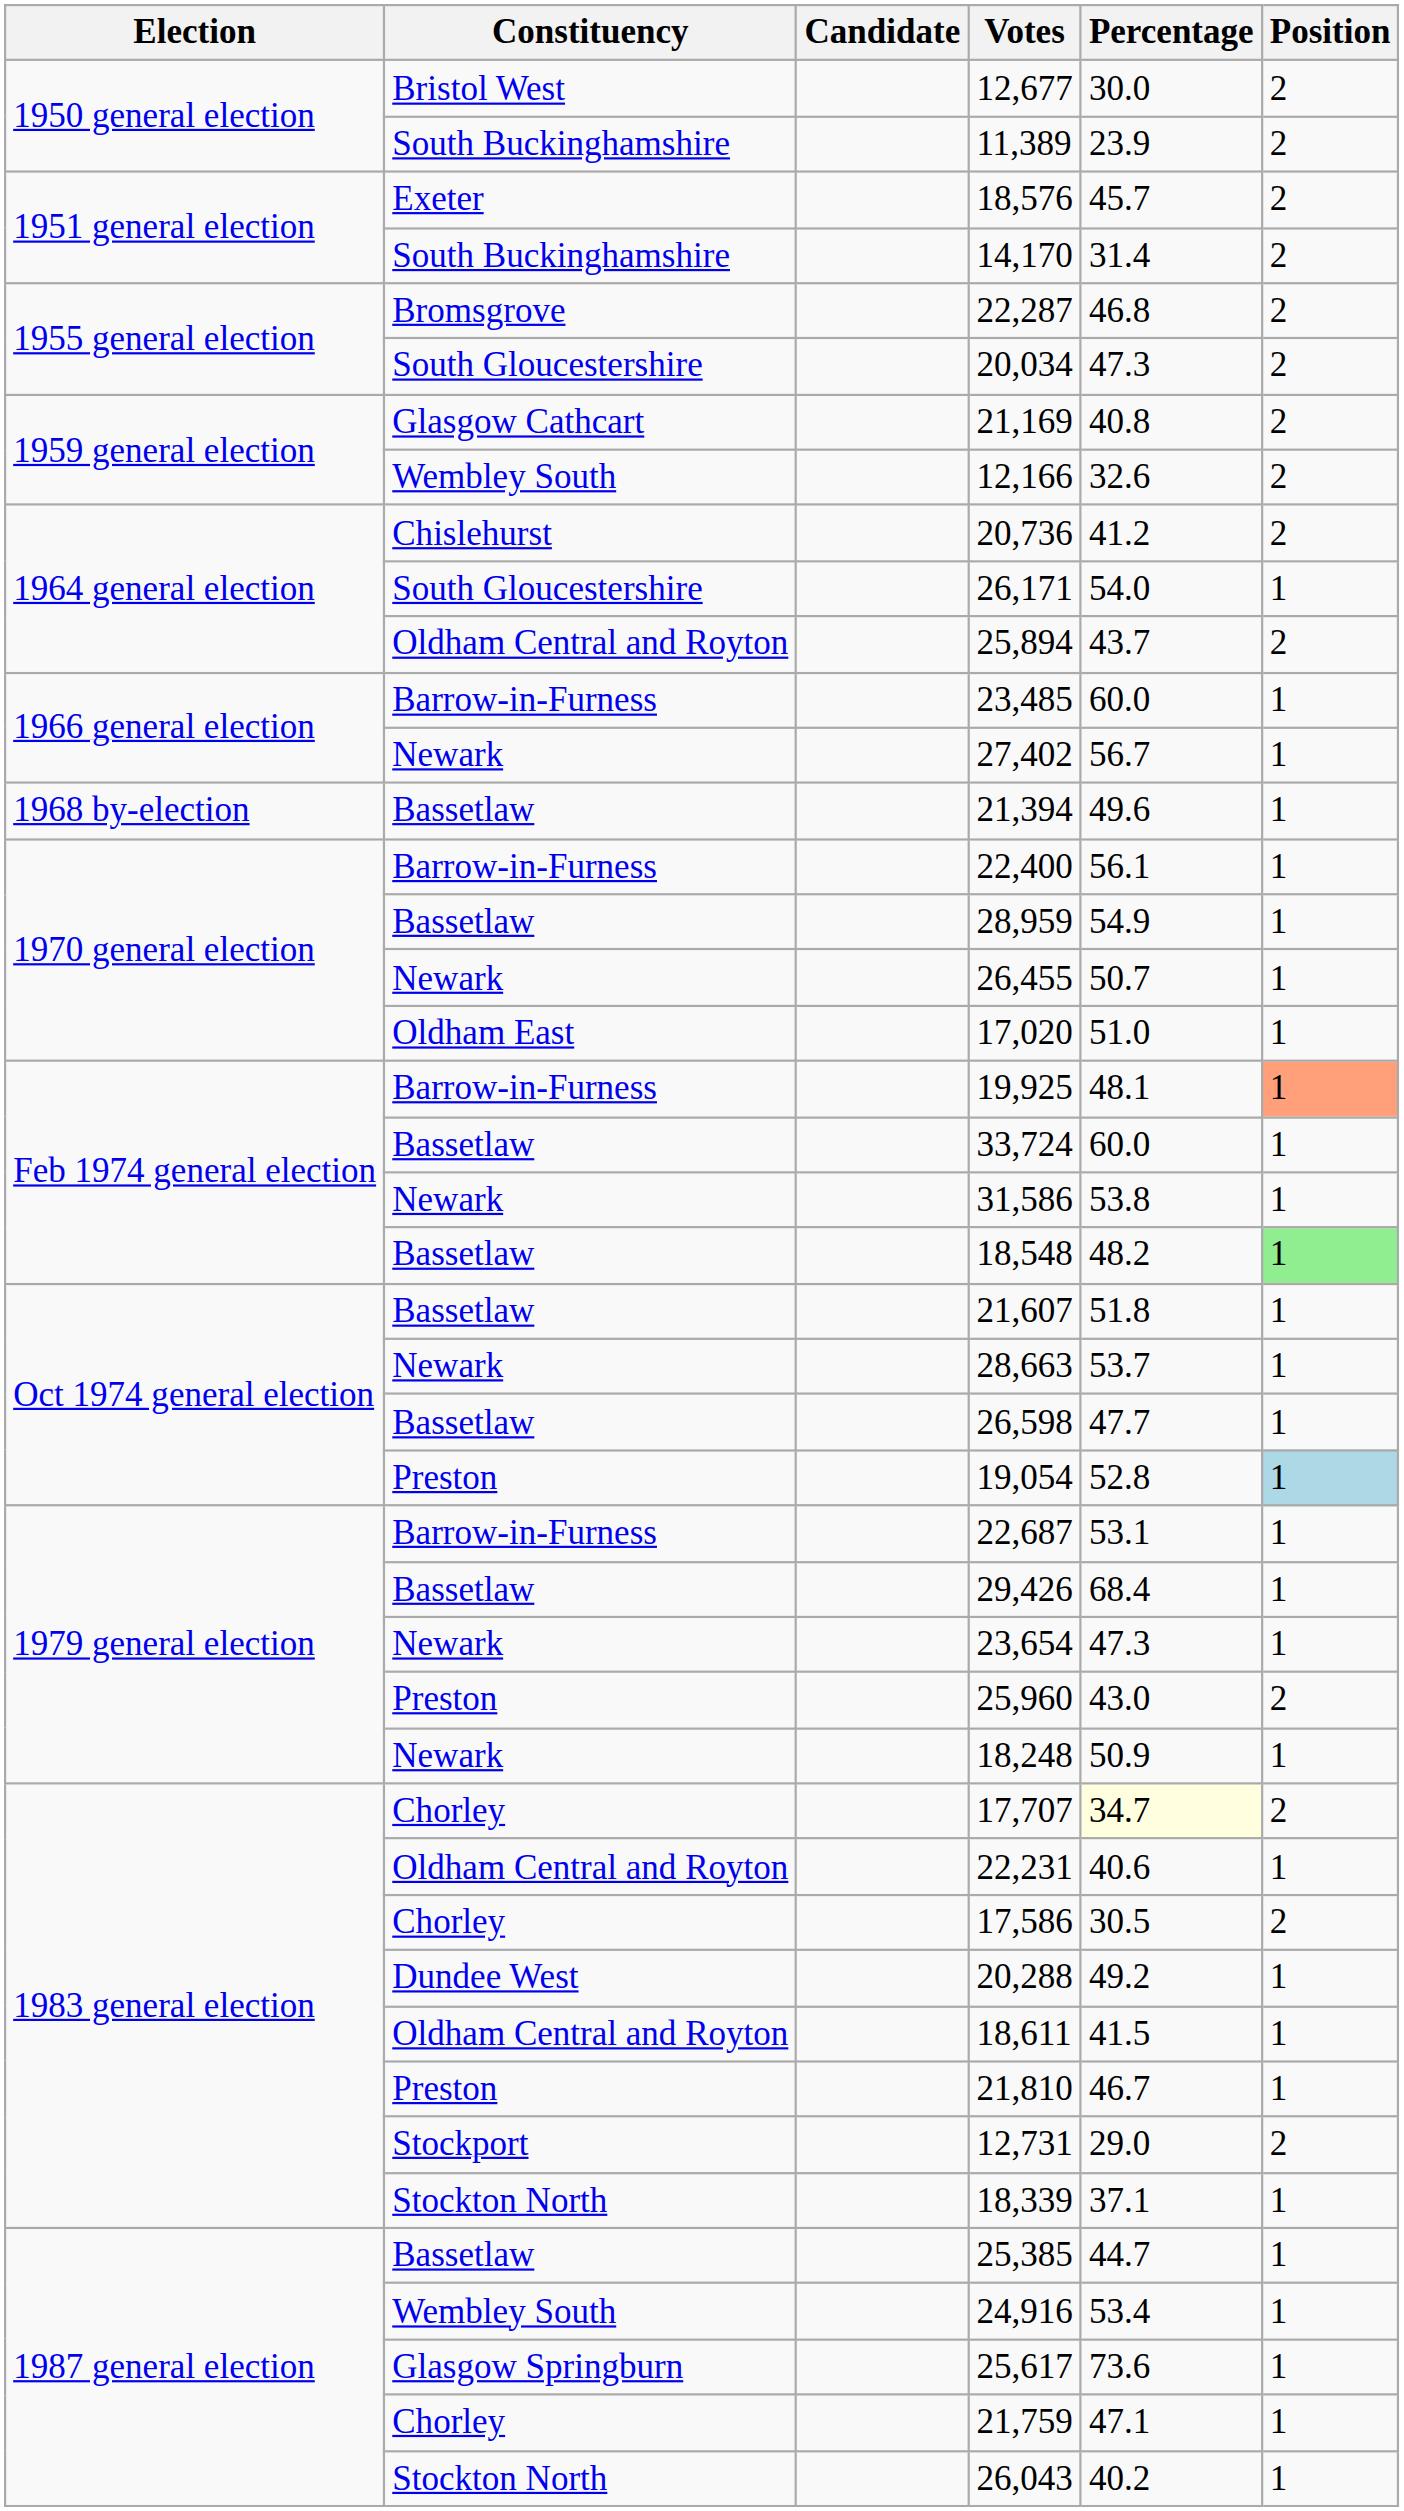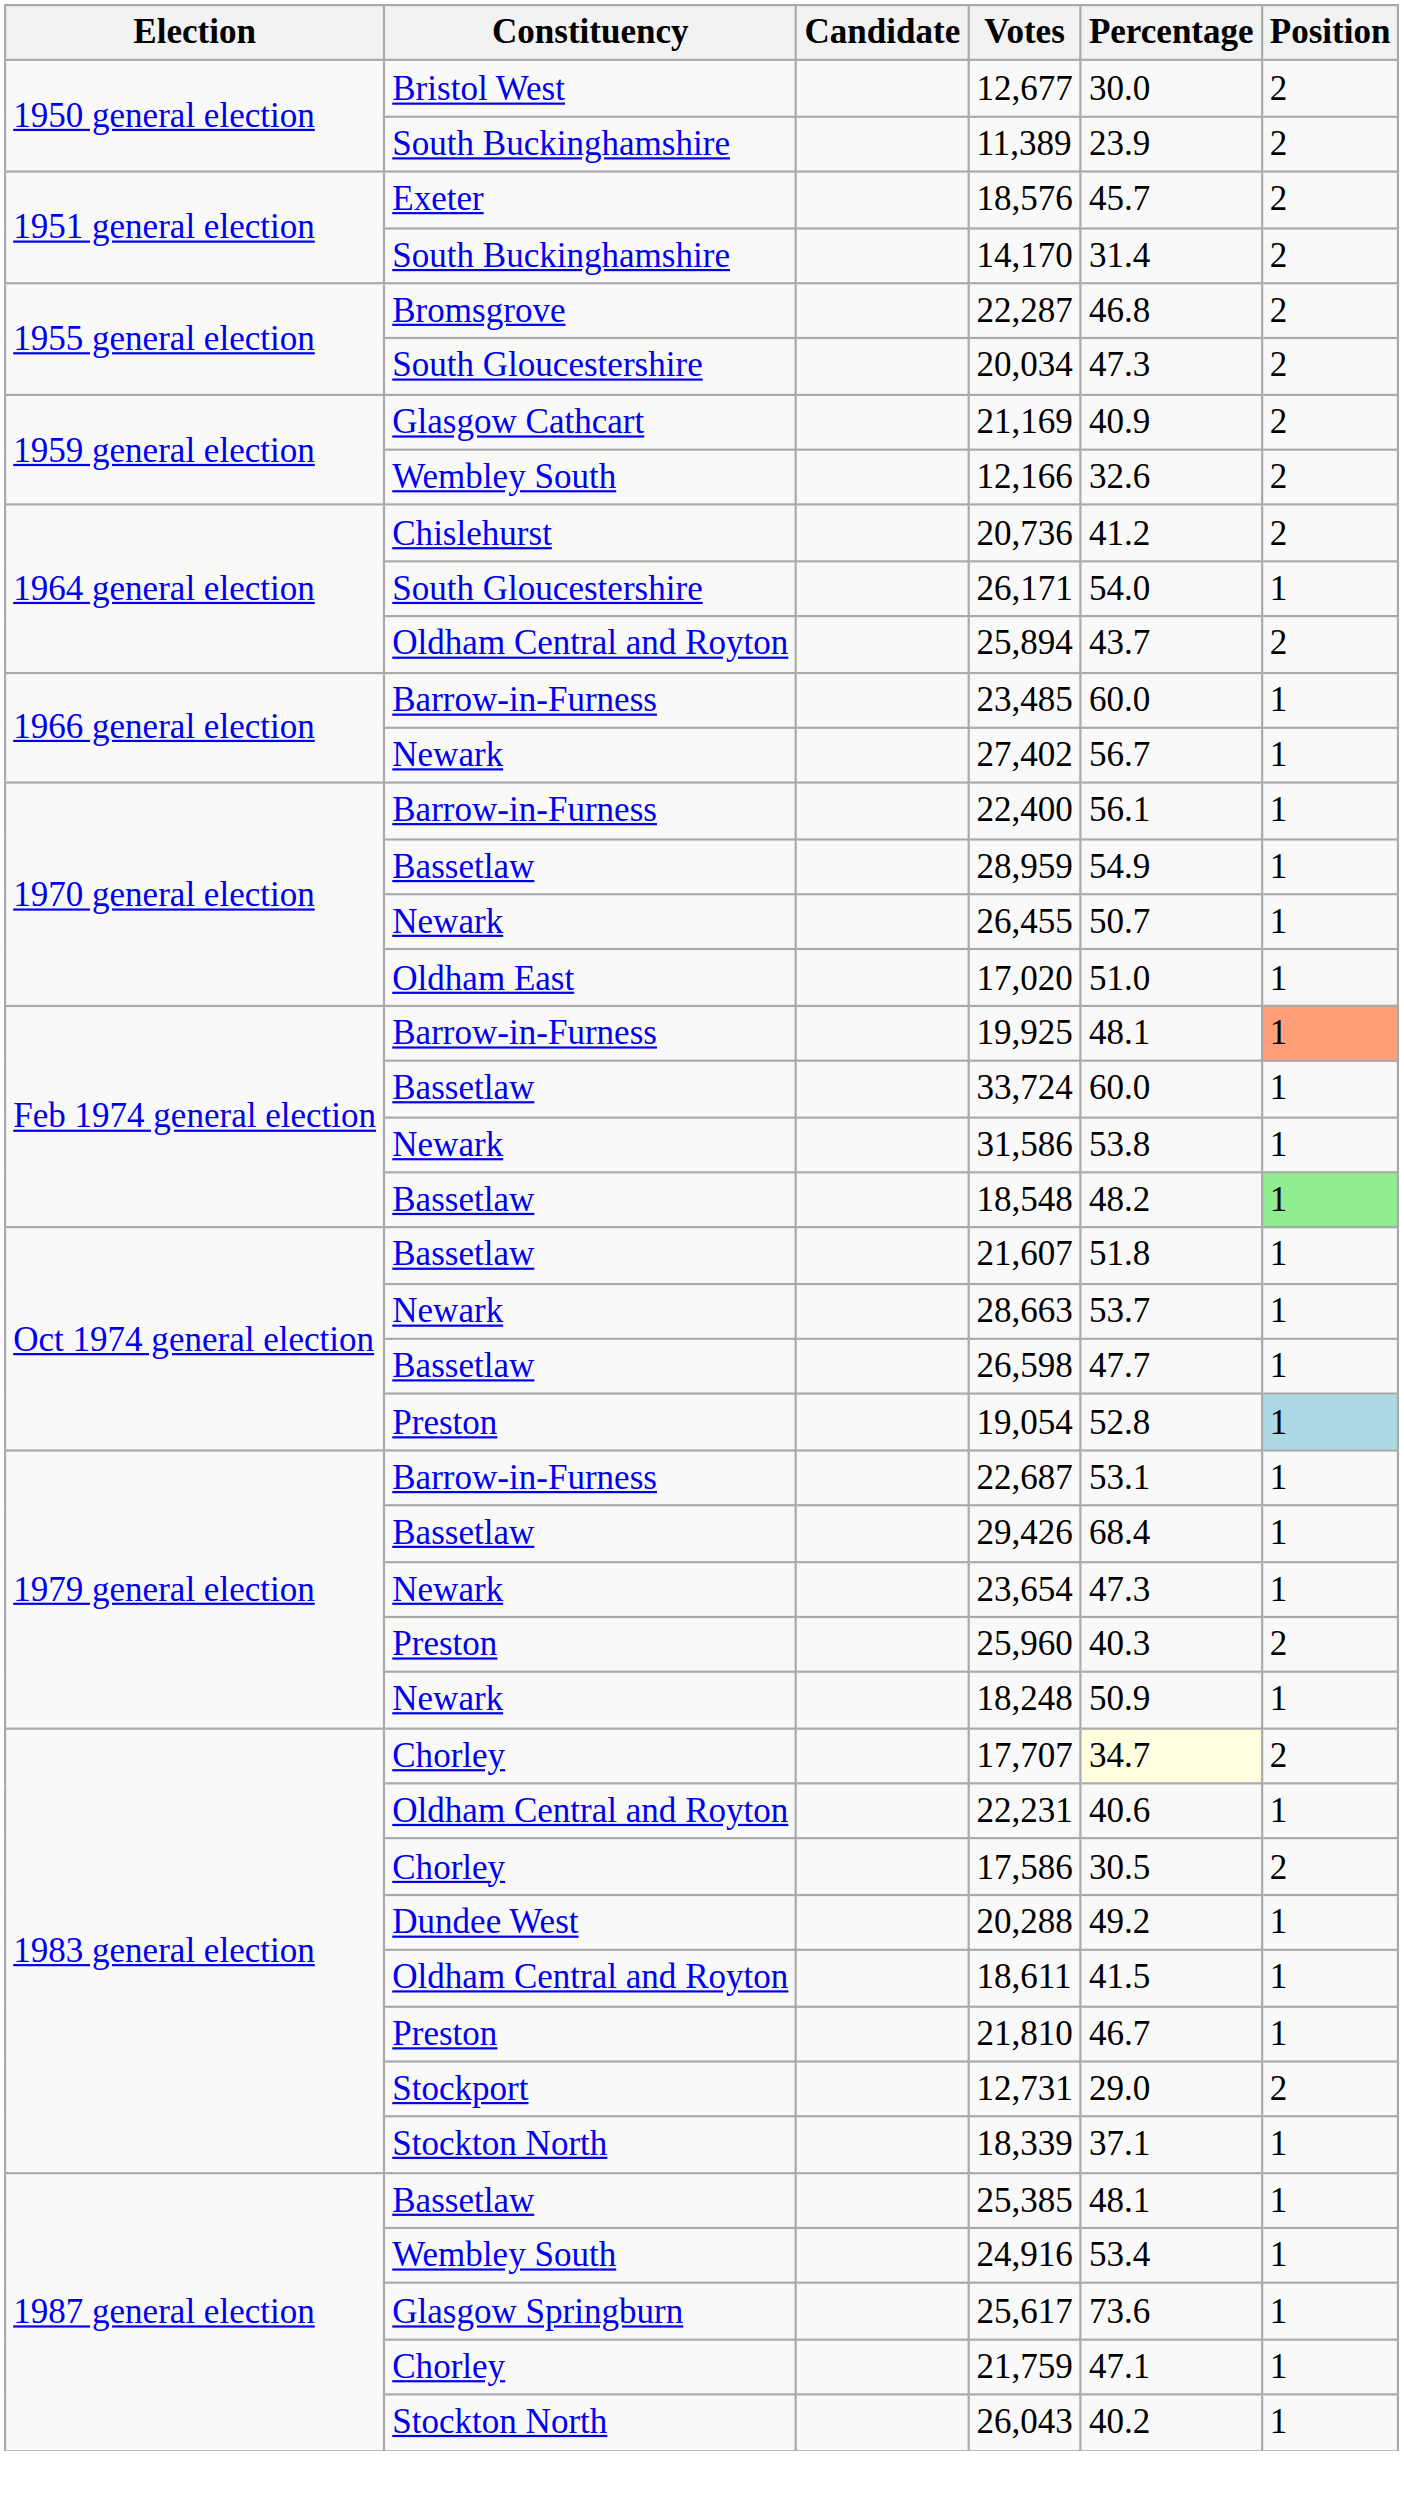(1120, 421) 40.8 -> (1120, 421) 40.9
- row: (1025, 810)
(1120, 1699) 43.0 -> (1120, 1643) 40.3
(1120, 2255) 44.7 -> (1120, 2199) 48.1
